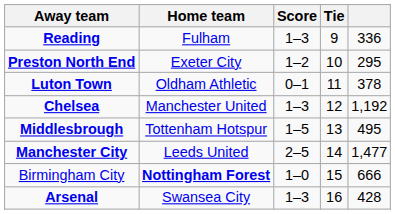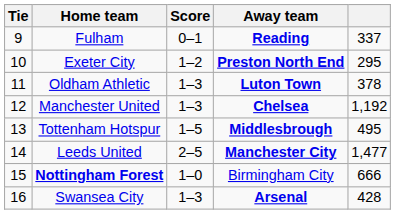columns swapped: (334, 15) <-> (72, 15)
(297, 38) 1–3 -> (190, 38) 0–1
(369, 38) 336 -> (369, 38) 337
(297, 84) 0–1 -> (190, 84) 1–3
